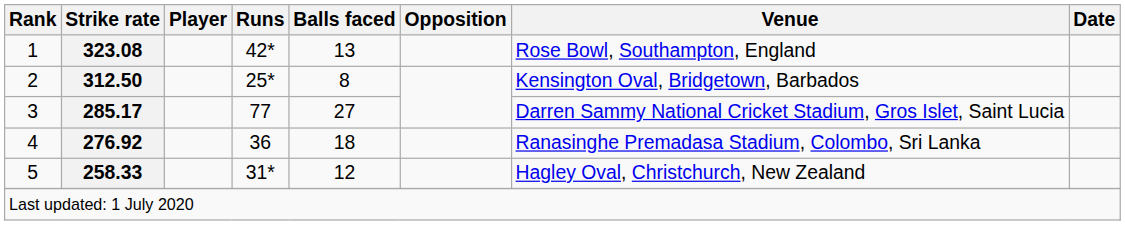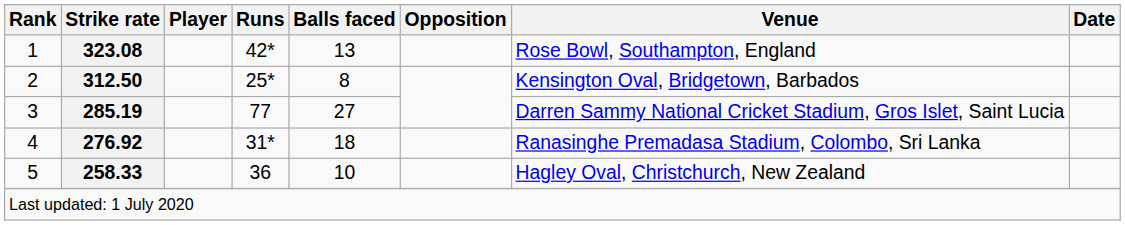(113, 111) 285.17 -> (113, 111) 285.19
(260, 142) 36 -> (260, 142) 31*
(260, 173) 31* -> (260, 173) 36
(344, 173) 12 -> (344, 173) 10
